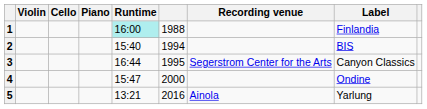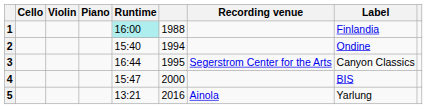columns swapped: (32, 13) <-> (64, 13)
(345, 46) BIS -> (353, 46) Ondine
(353, 79) Ondine -> (345, 79) BIS
